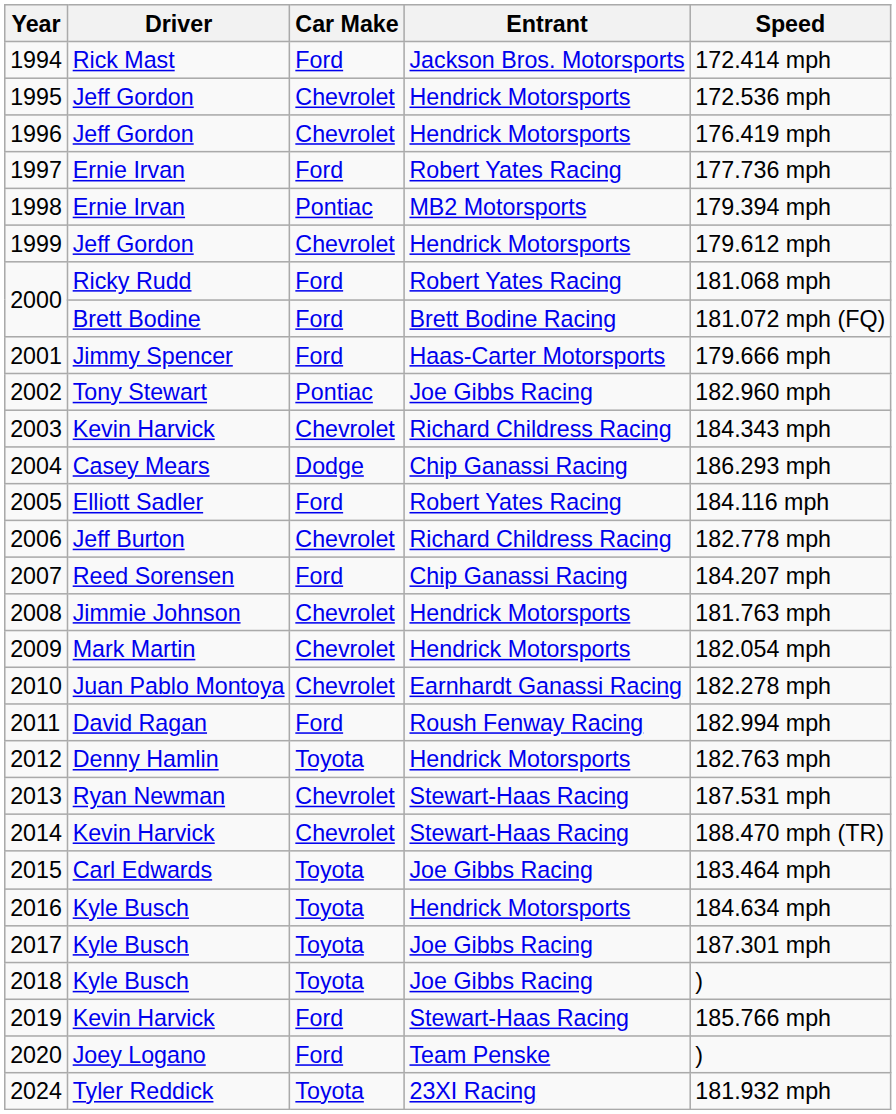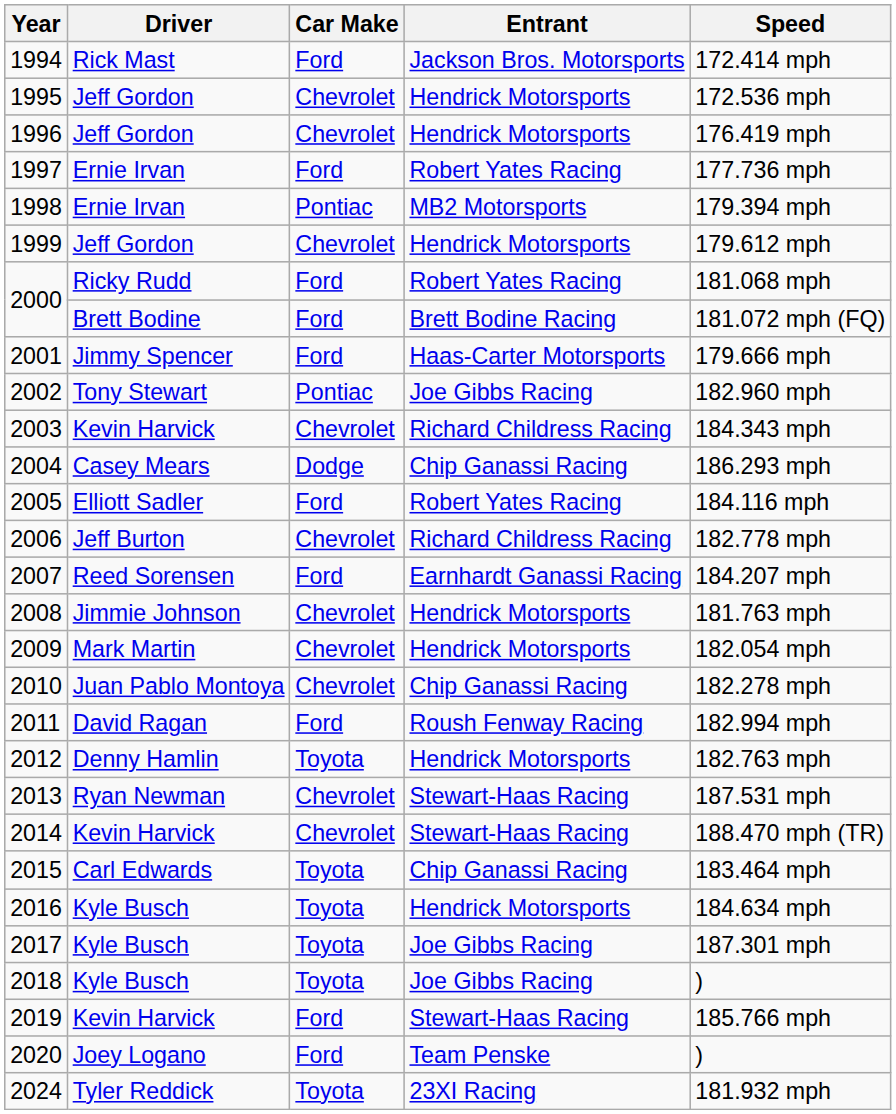(519, 576) Chip Ganassi Racing -> (546, 576) Earnhardt Ganassi Racing
(546, 686) Earnhardt Ganassi Racing -> (519, 686) Chip Ganassi Racing
(501, 870) Joe Gibbs Racing -> (519, 870) Chip Ganassi Racing
